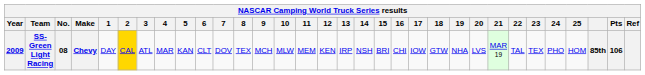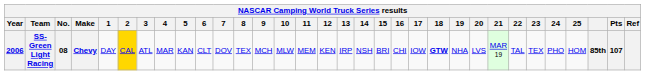(15, 50) 2009 -> (15, 50) 2006
(439, 50) normal -> (439, 50) bold
(616, 50) 106 -> (616, 50) 107
